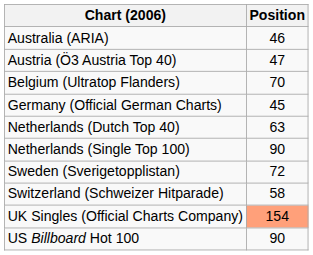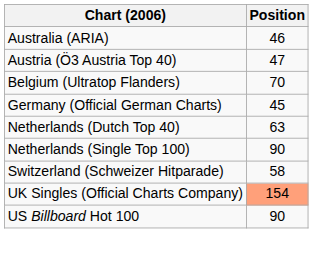- row: (94, 171)
